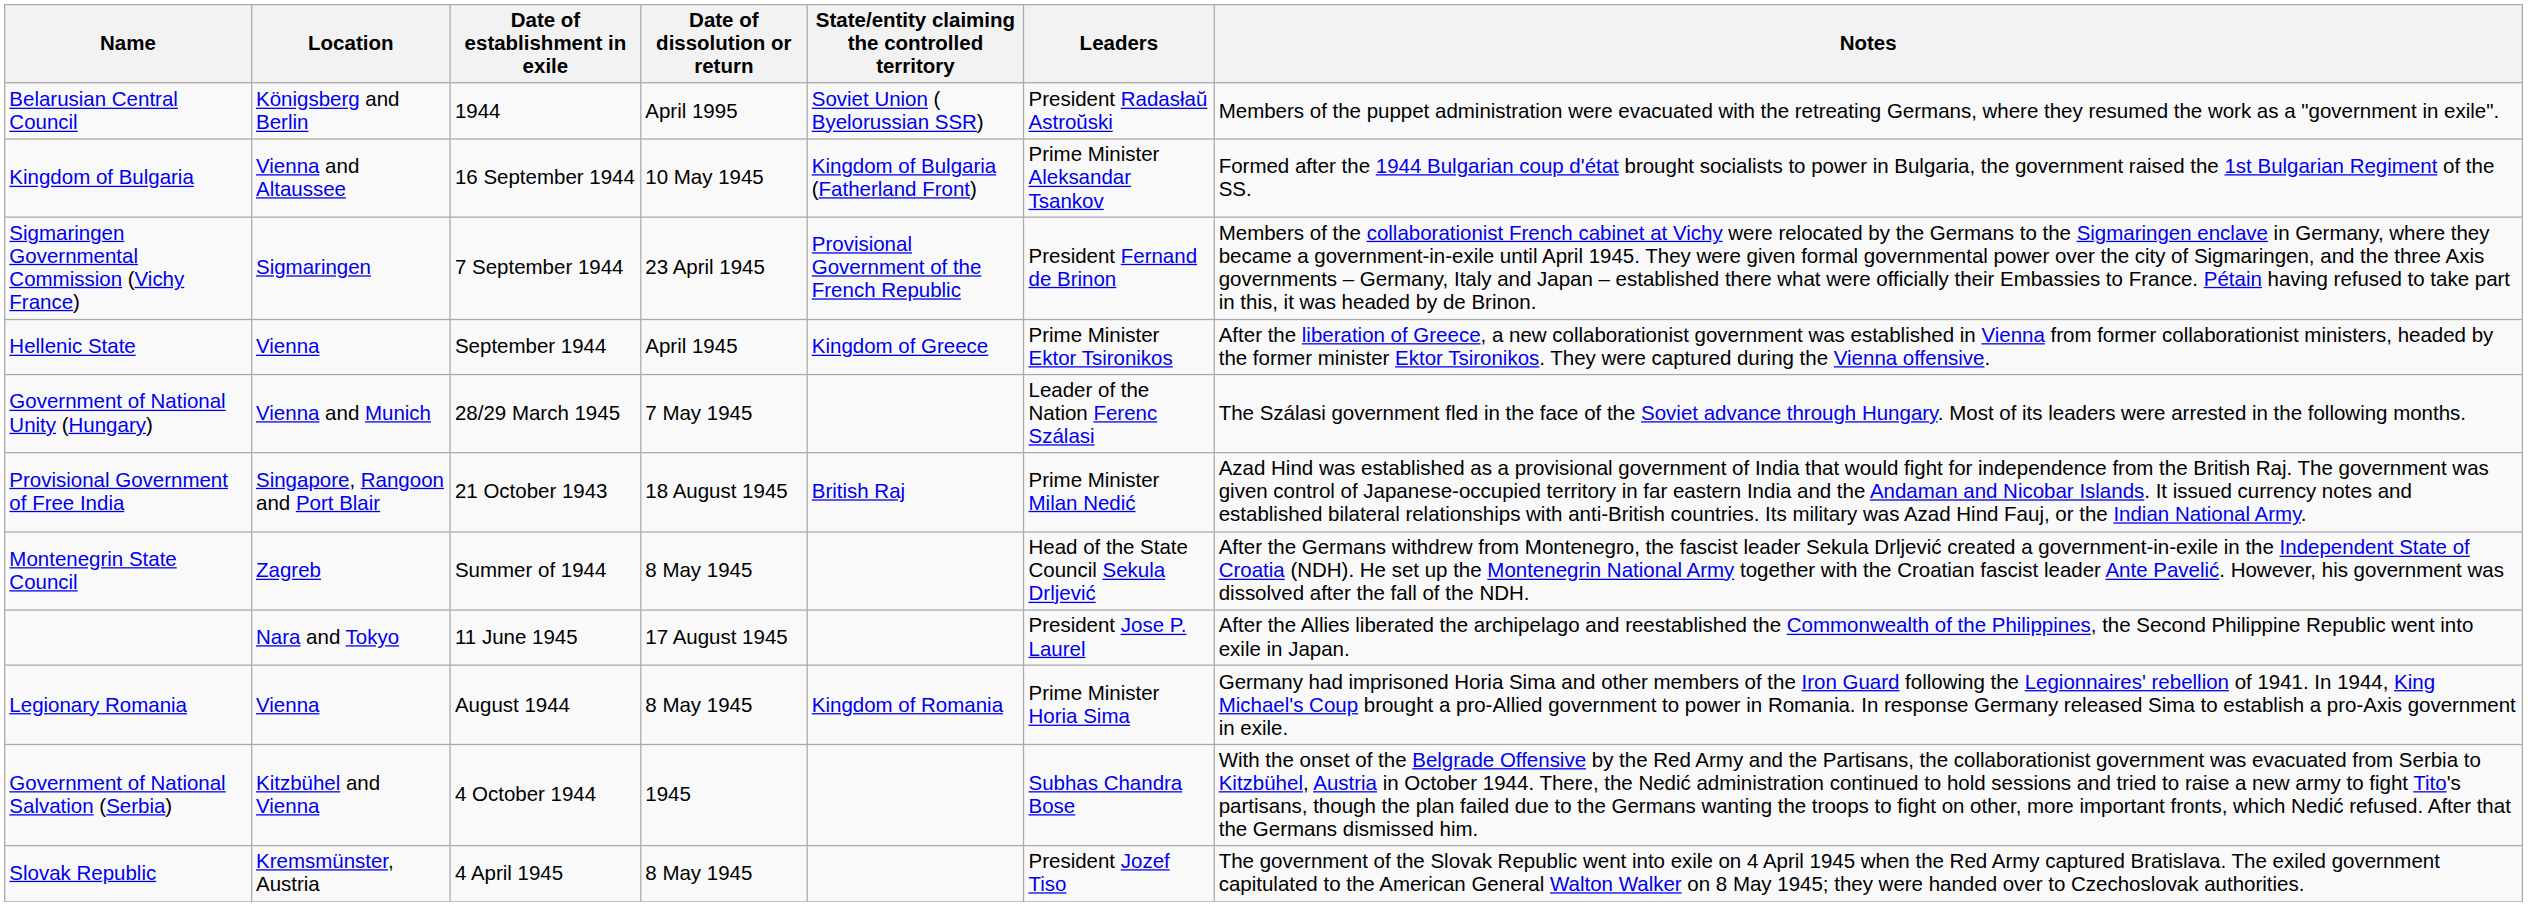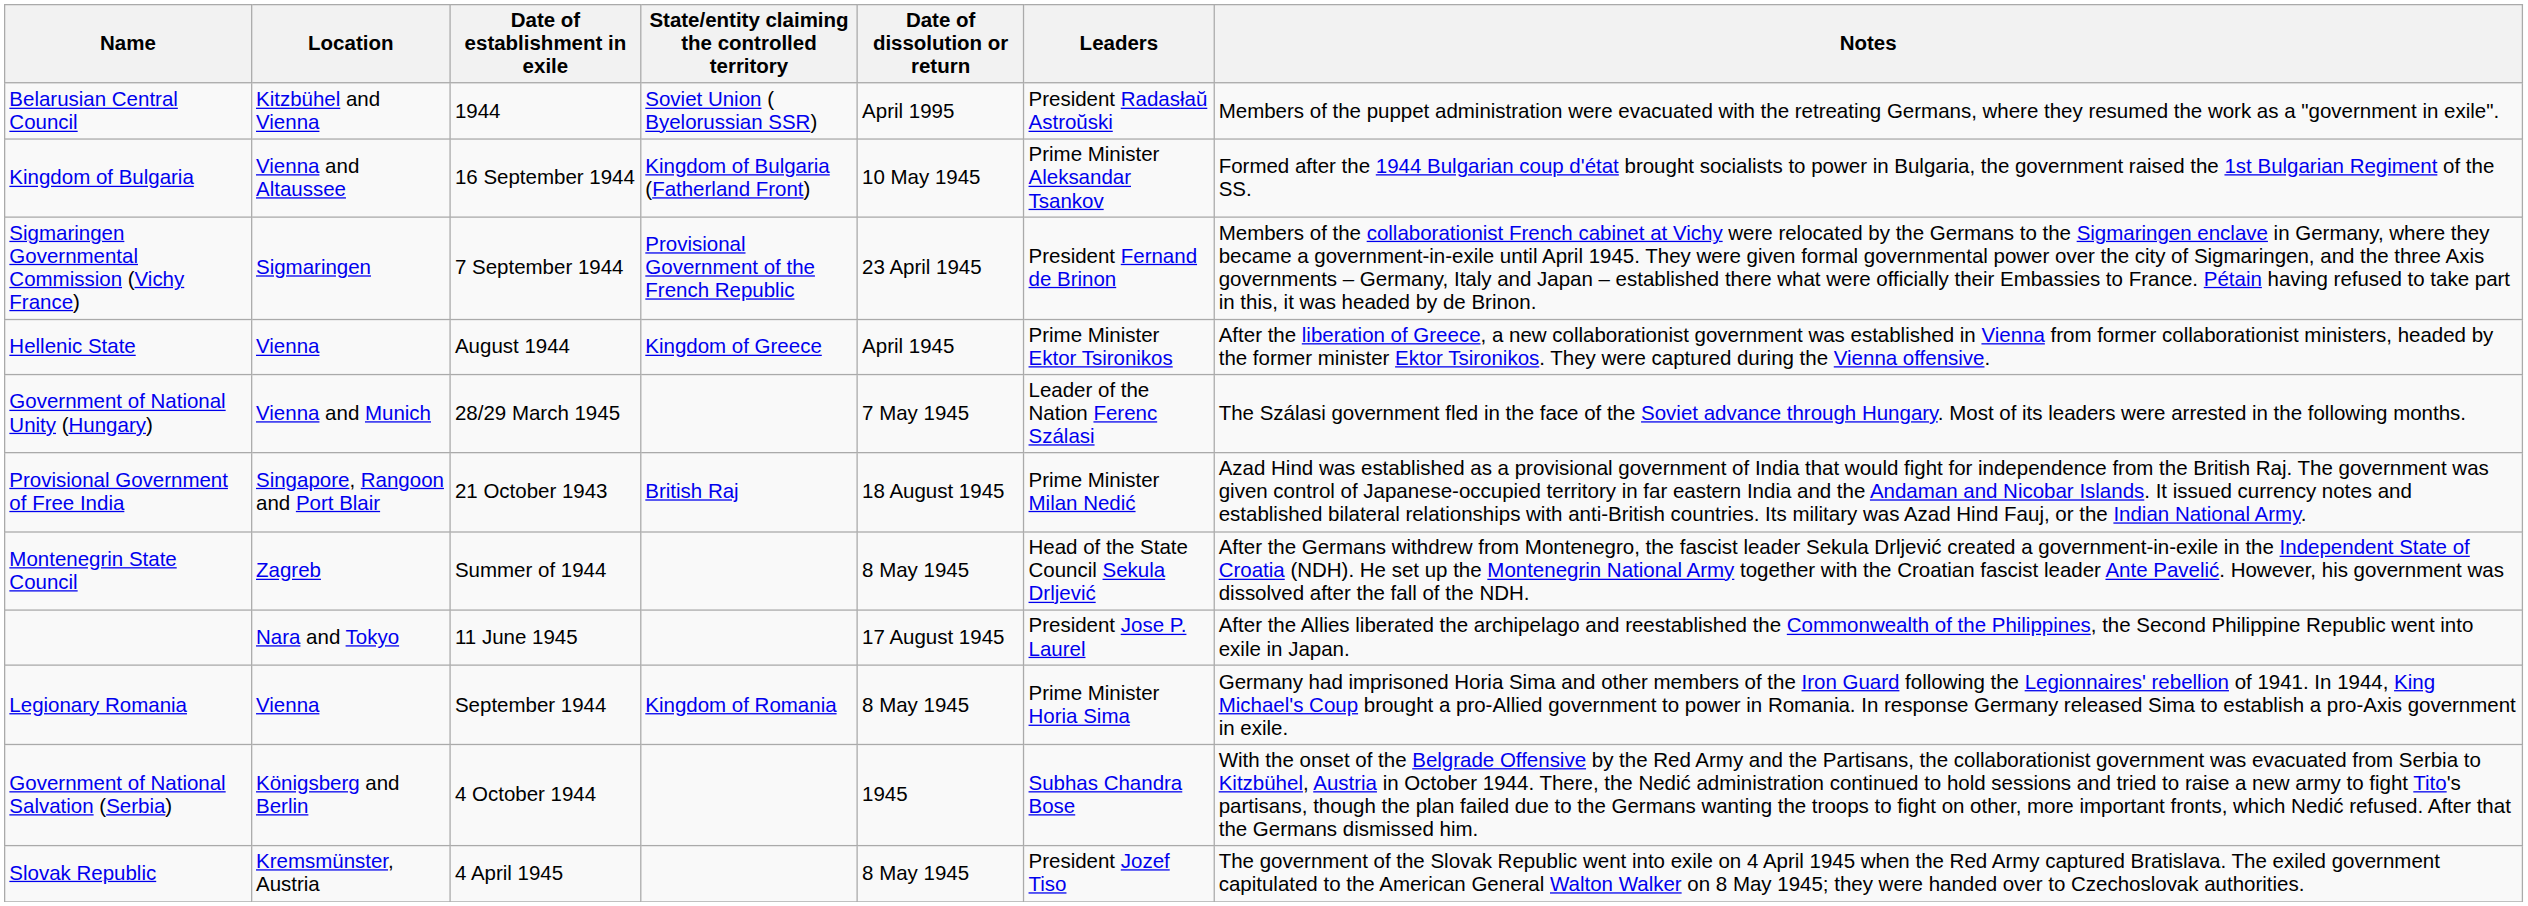columns swapped: (724, 43) <-> (915, 43)
(328, 110) Königsberg and Berlin -> (318, 110) Kitzbühel and Vienna
(531, 346) September 1944 -> (512, 346) August 1944
(512, 704) August 1944 -> (531, 704) September 1944
(318, 794) Kitzbühel and Vienna -> (328, 794) Königsberg and Berlin
